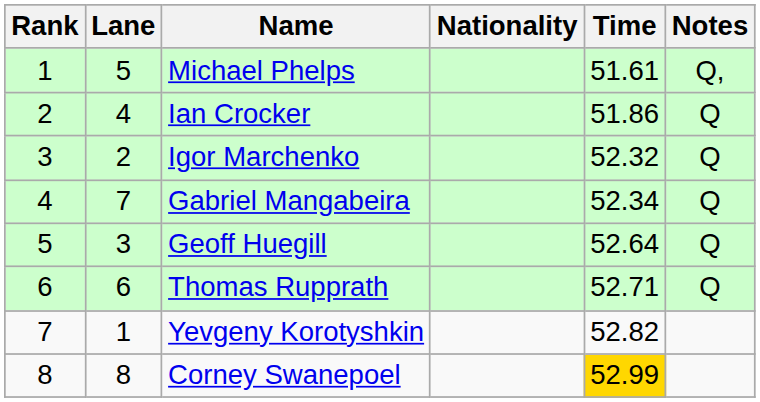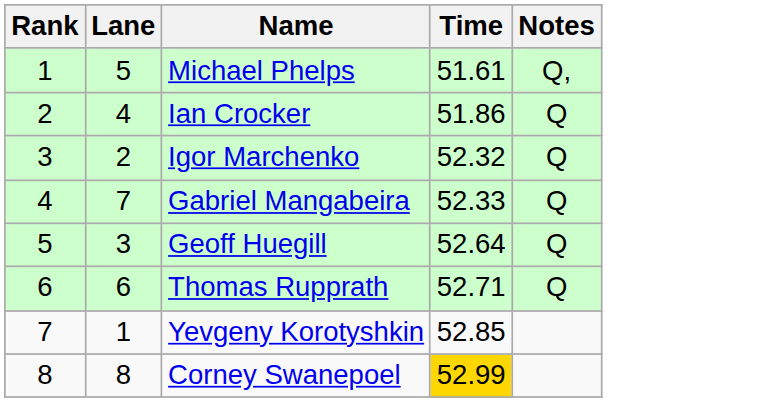- column: (507, 26)
(625, 200) 52.34 -> (471, 200) 52.33
(625, 331) 52.82 -> (471, 331) 52.85
